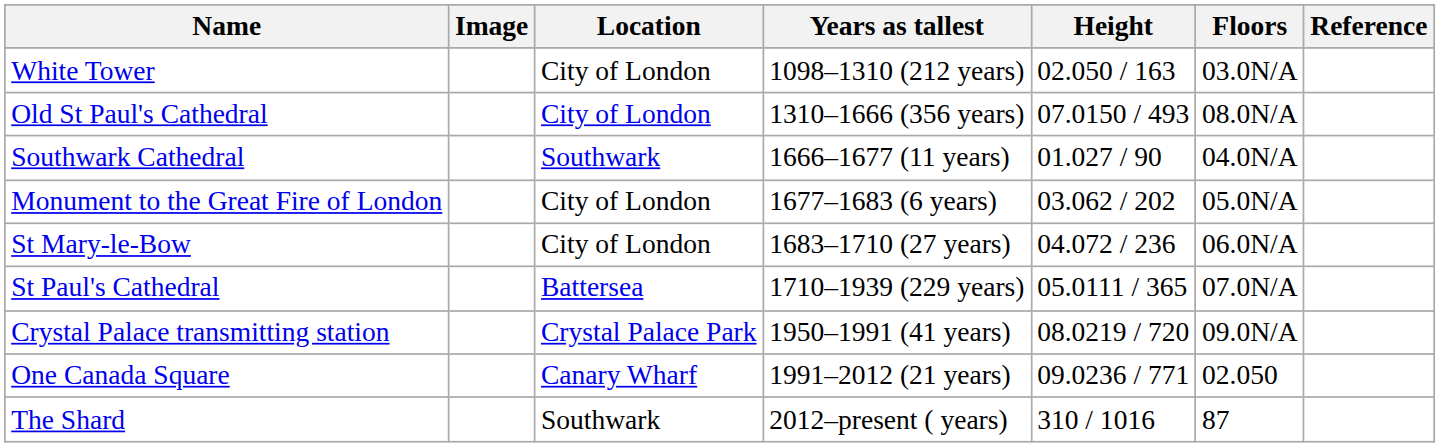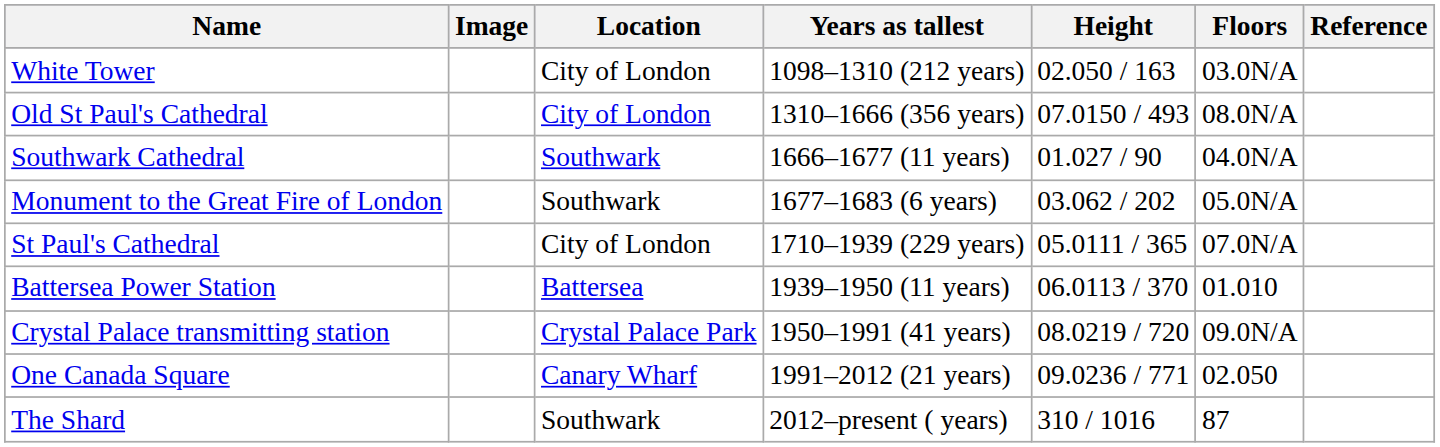(626, 200) City of London -> (601, 200) Southwark
- row: (101, 244)
(592, 288) Battersea -> (626, 244) City of London
+ row: (143, 288)
